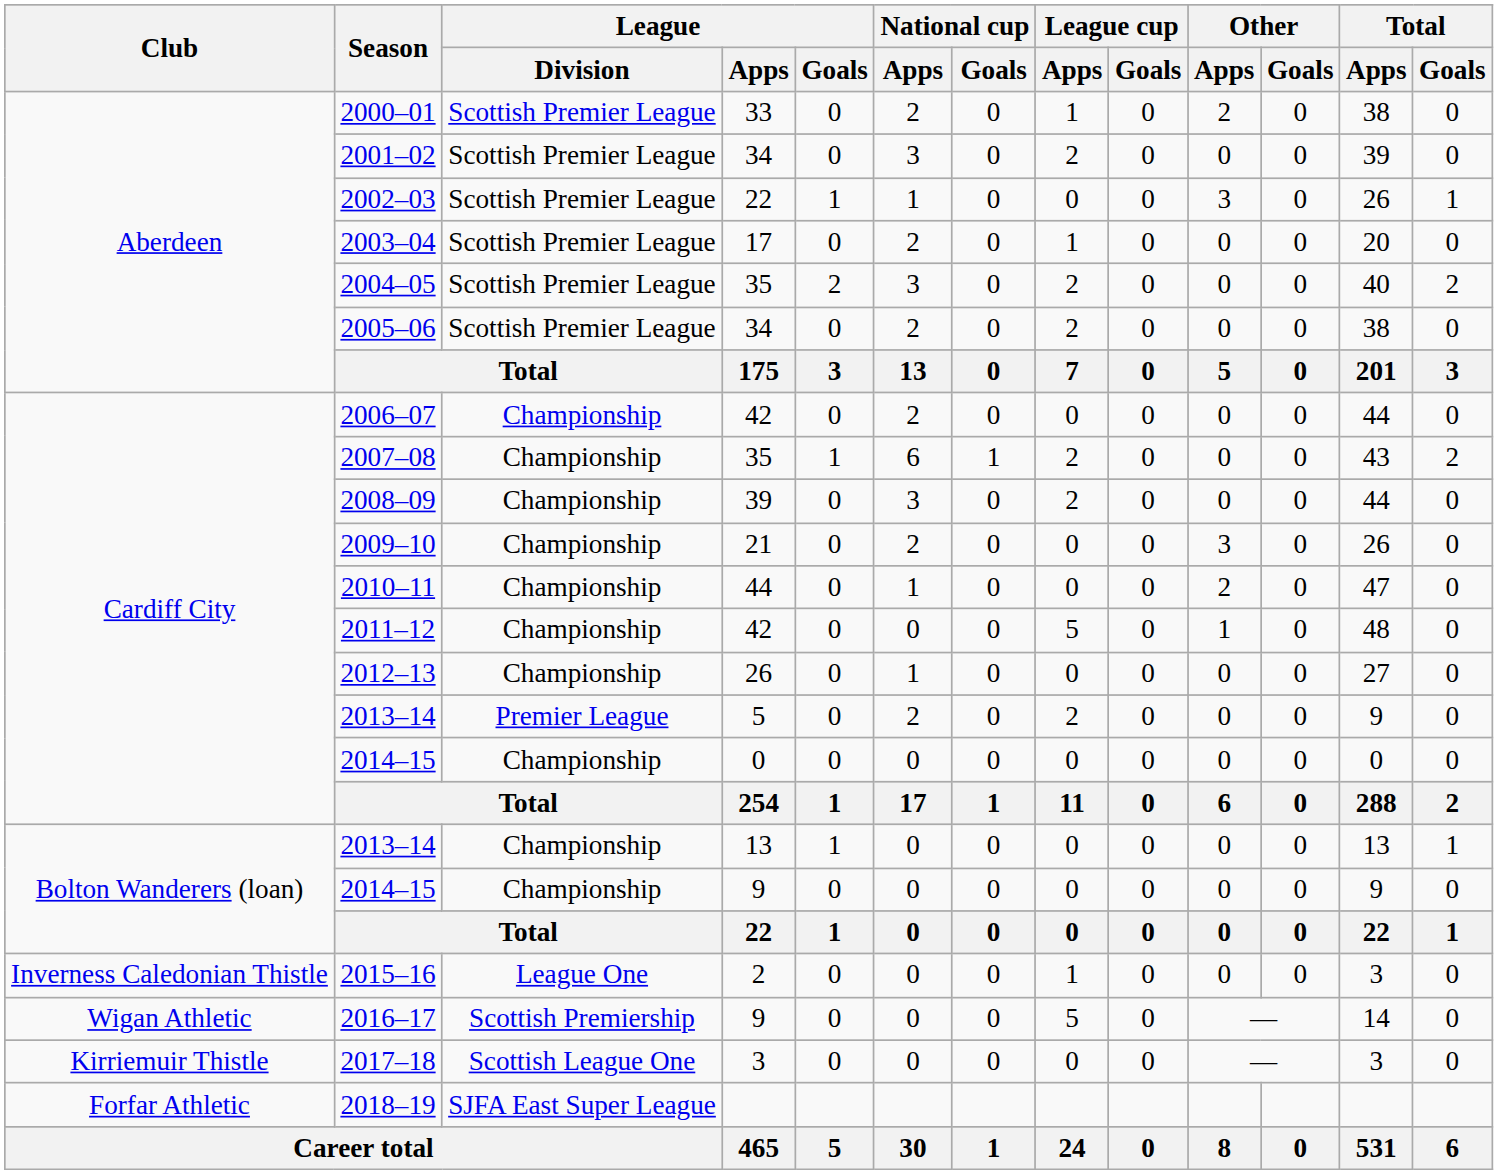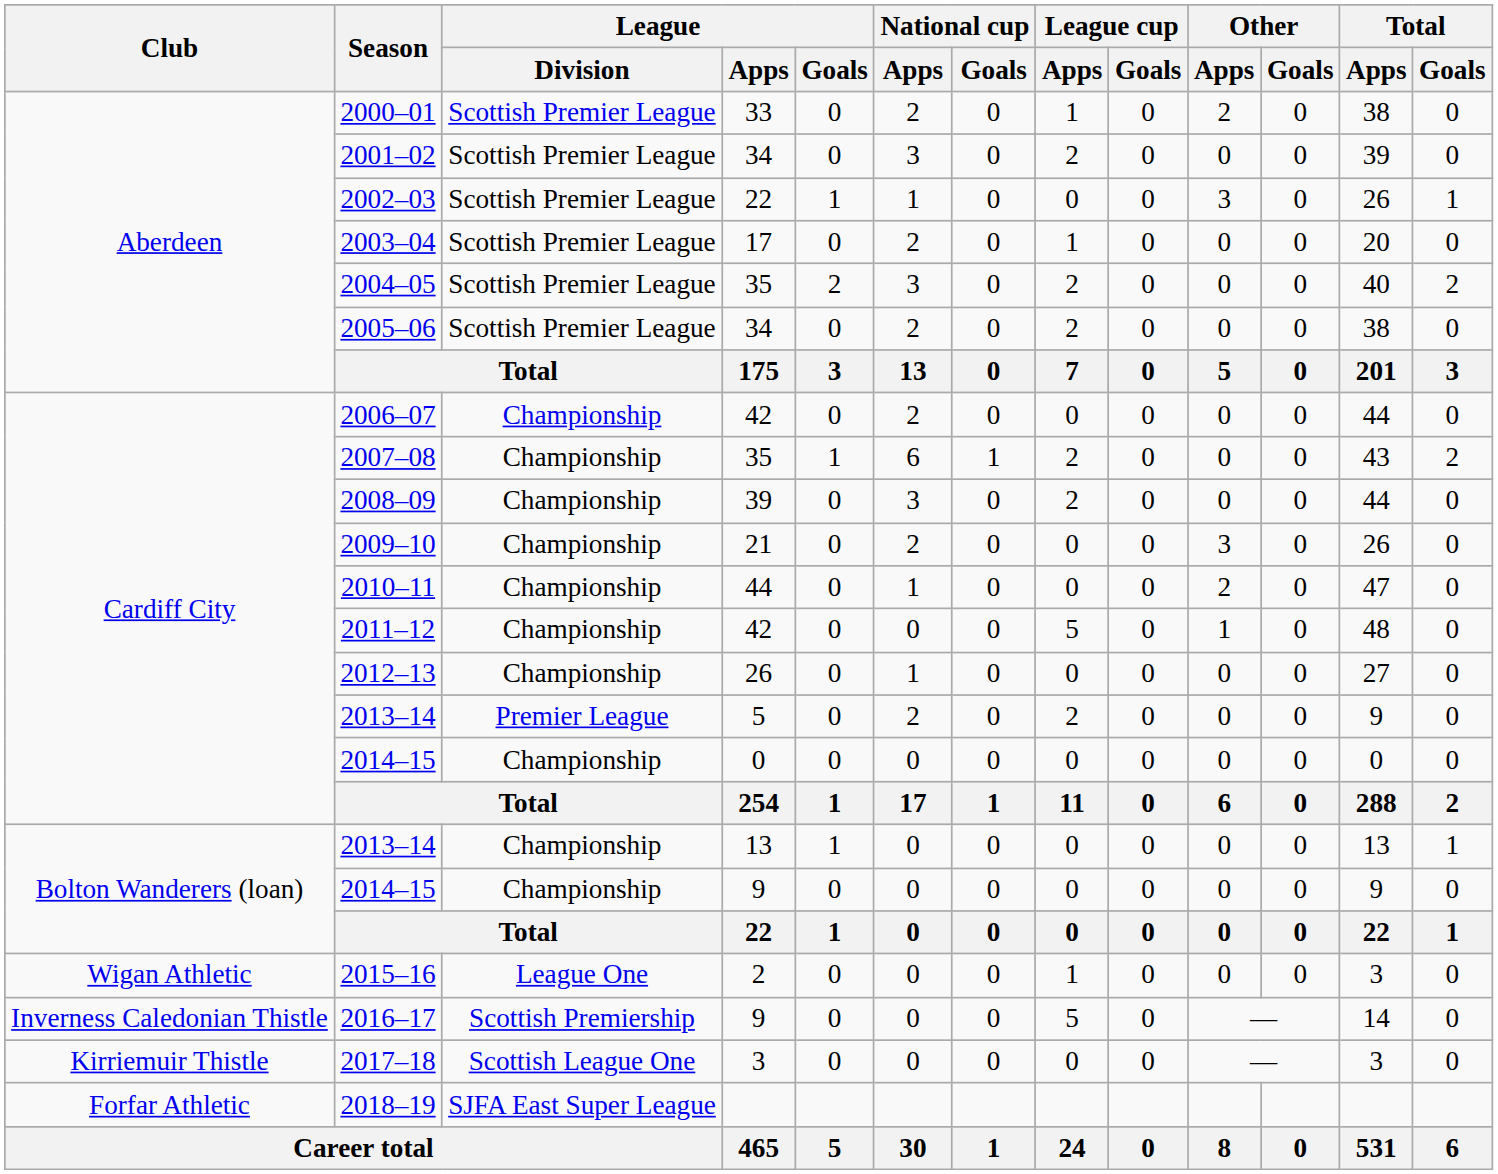(169, 975) Inverness Caledonian Thistle -> (169, 975) Wigan Athletic
(169, 1018) Wigan Athletic -> (169, 1018) Inverness Caledonian Thistle
